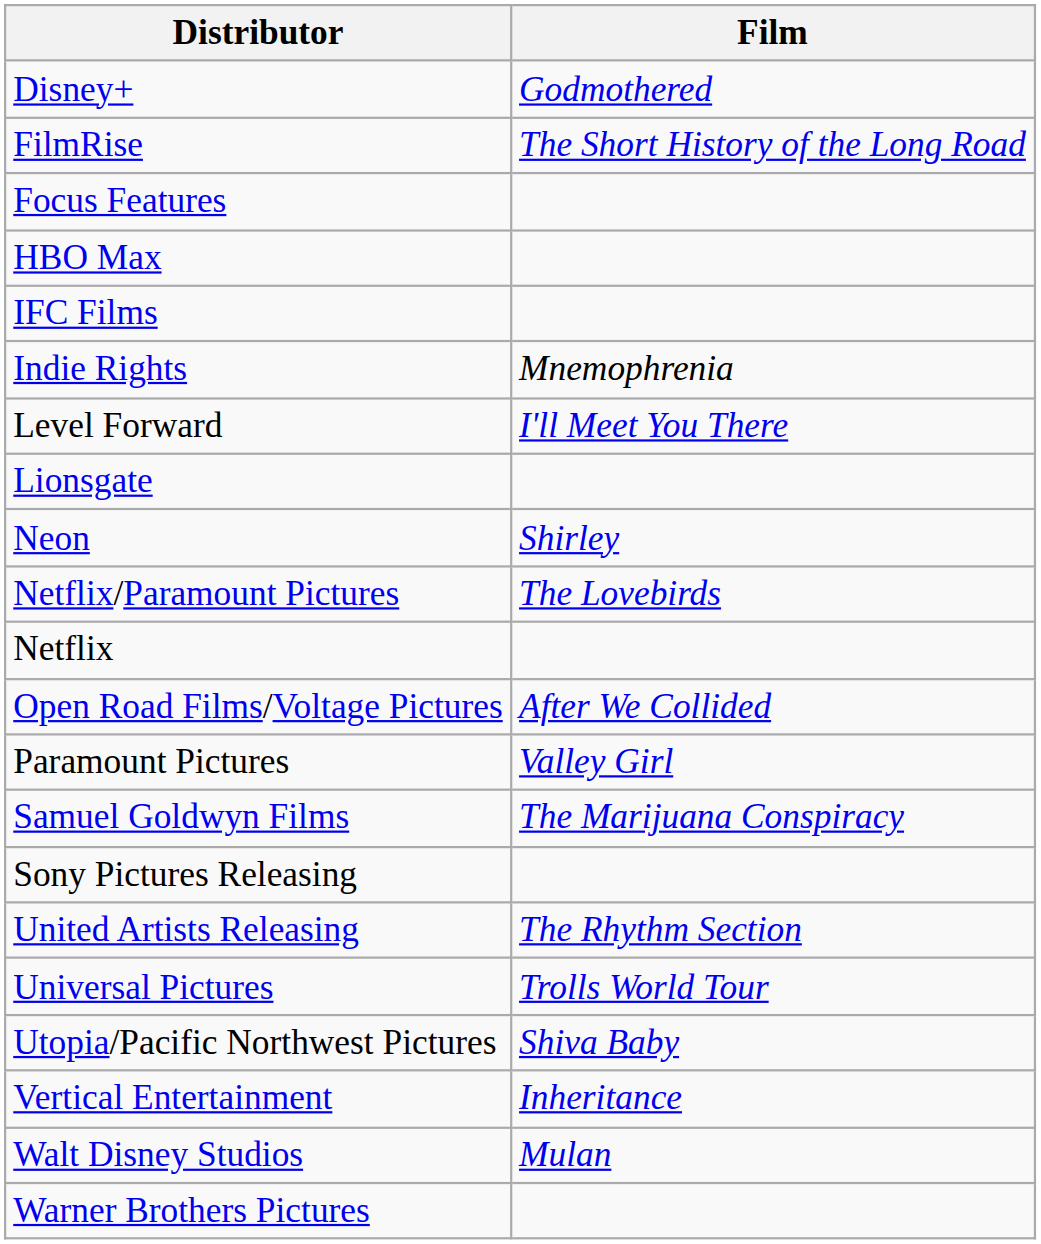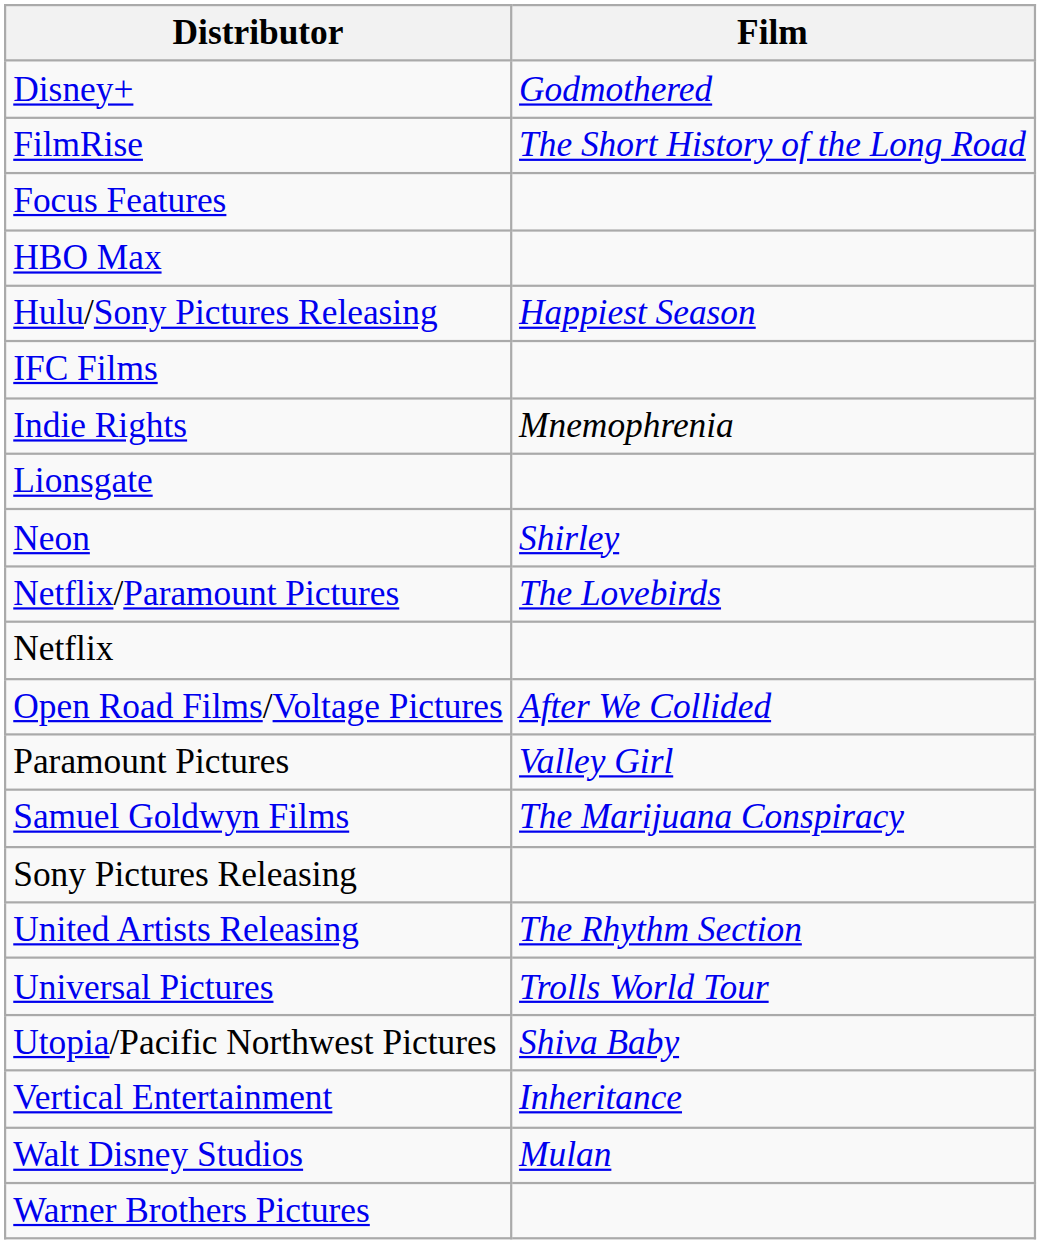+ row: (225, 312)
- row: (118, 425)
